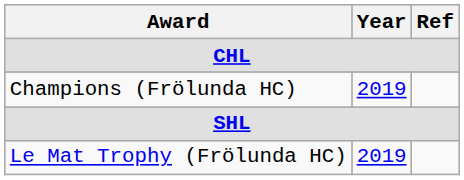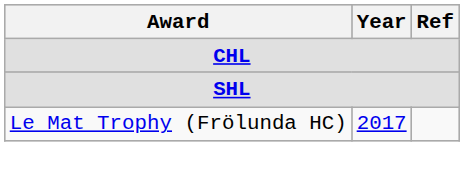- row: (153, 90)
(382, 157) 2019 -> (382, 123) 2017
